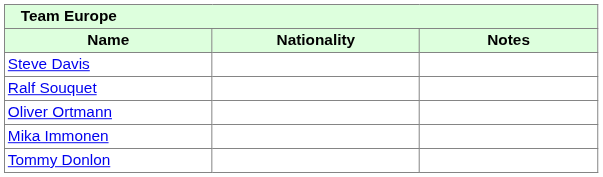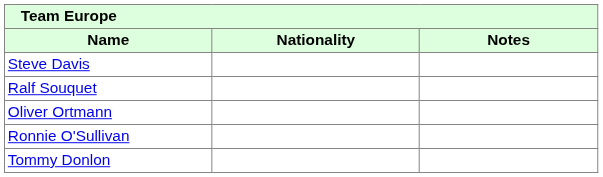- row: (58, 136)
+ row: (69, 136)
